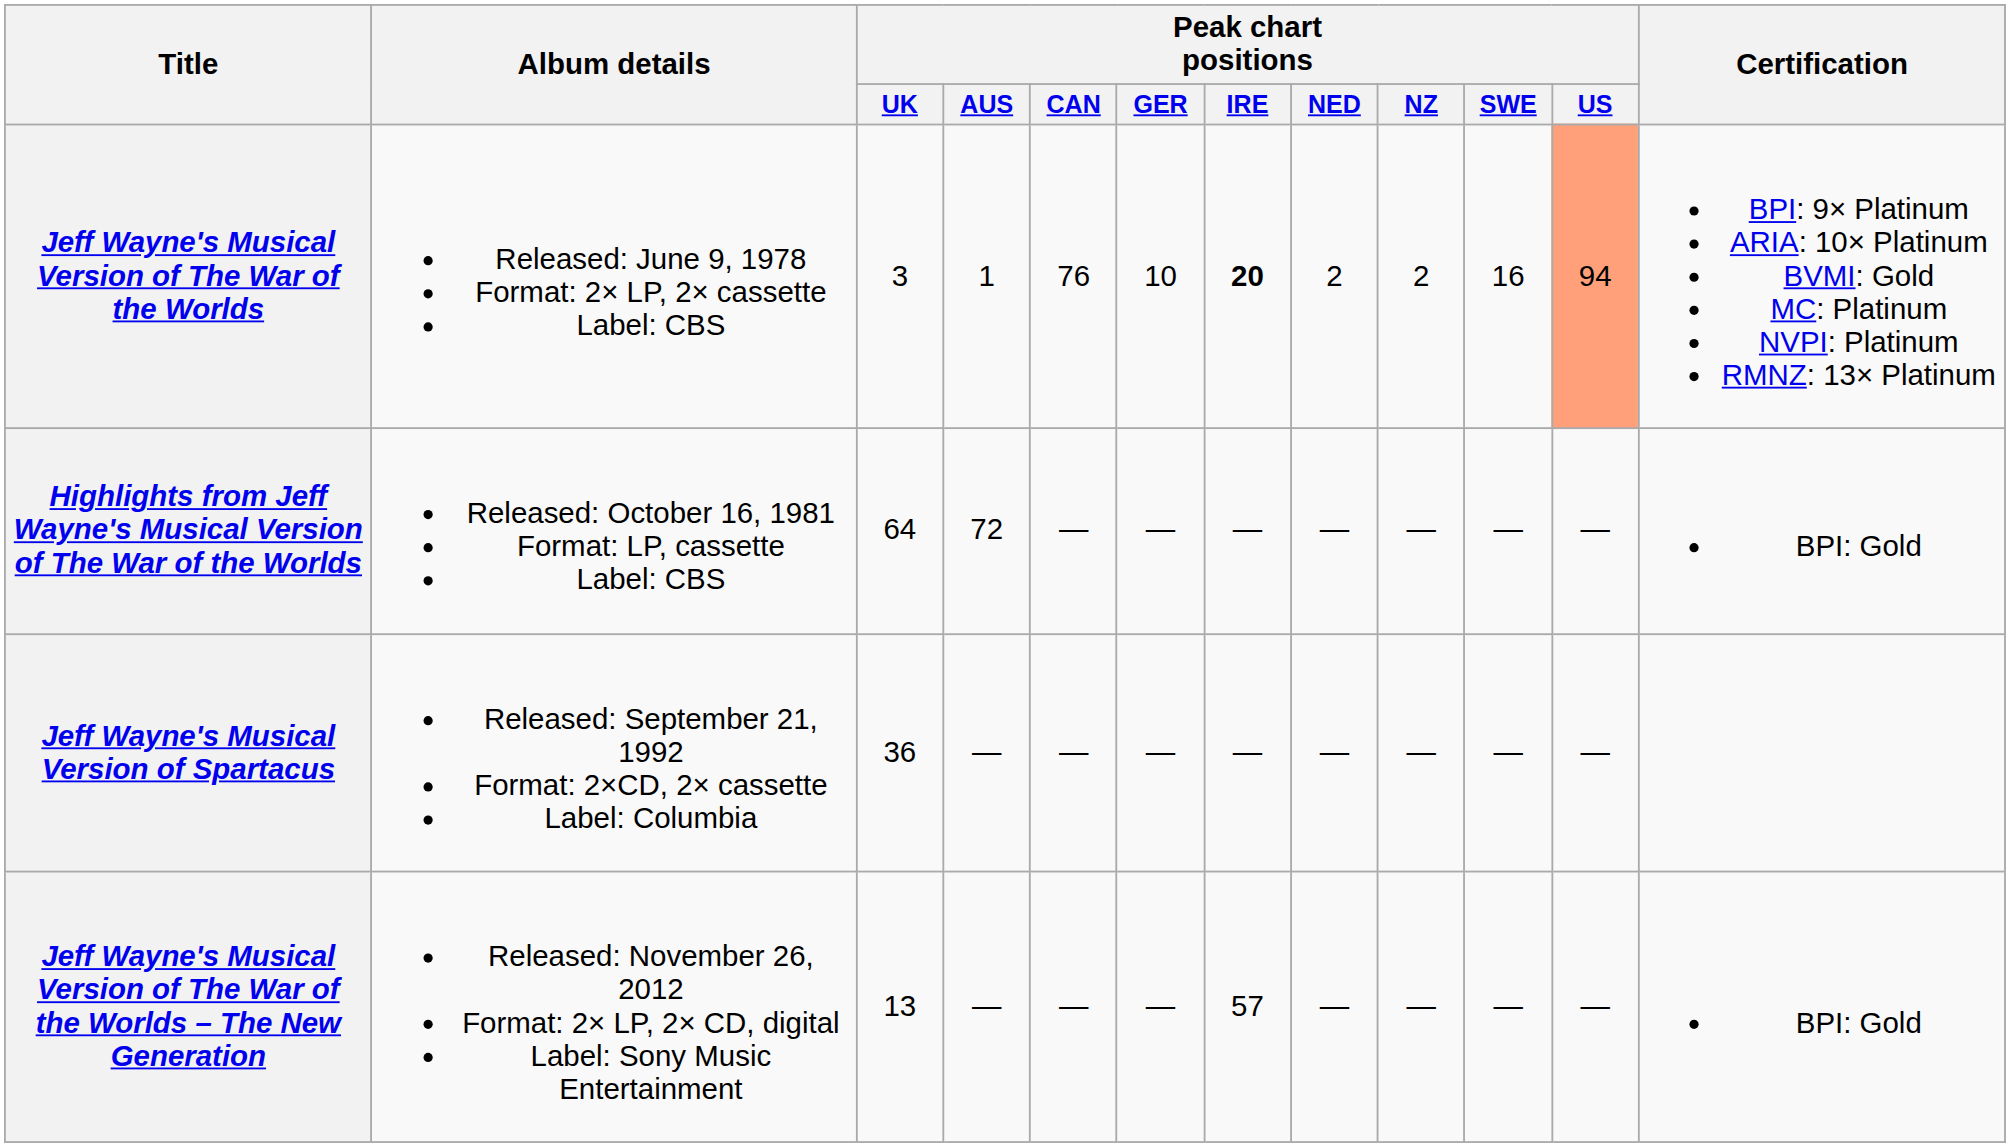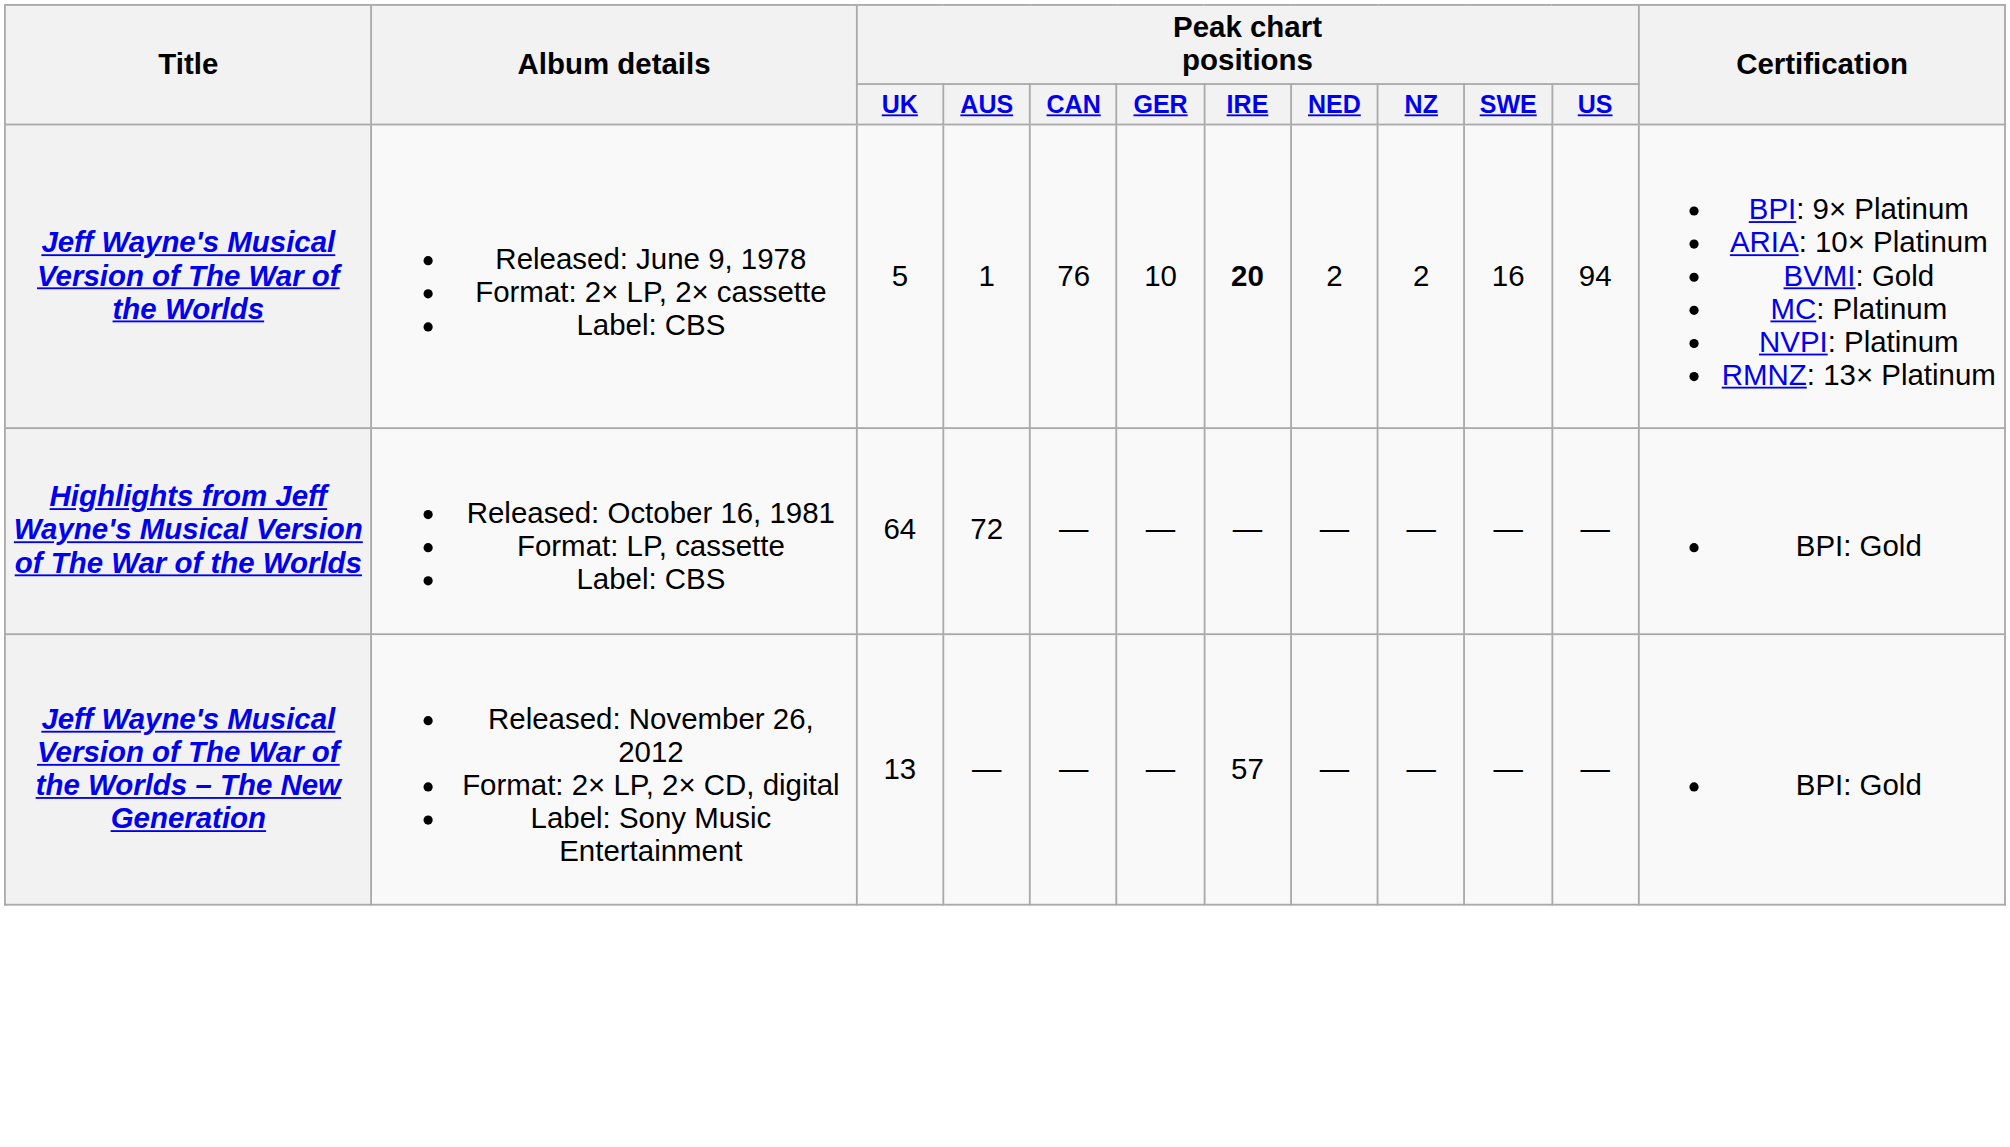(900, 275) 3 -> (900, 275) 5
(1595, 275) lightsalmon background -> (1595, 275) no background
- row: (188, 752)
